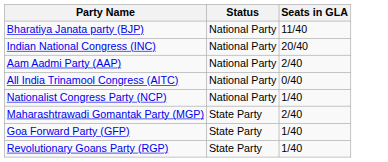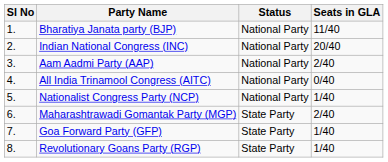+ column: (21, 13)
